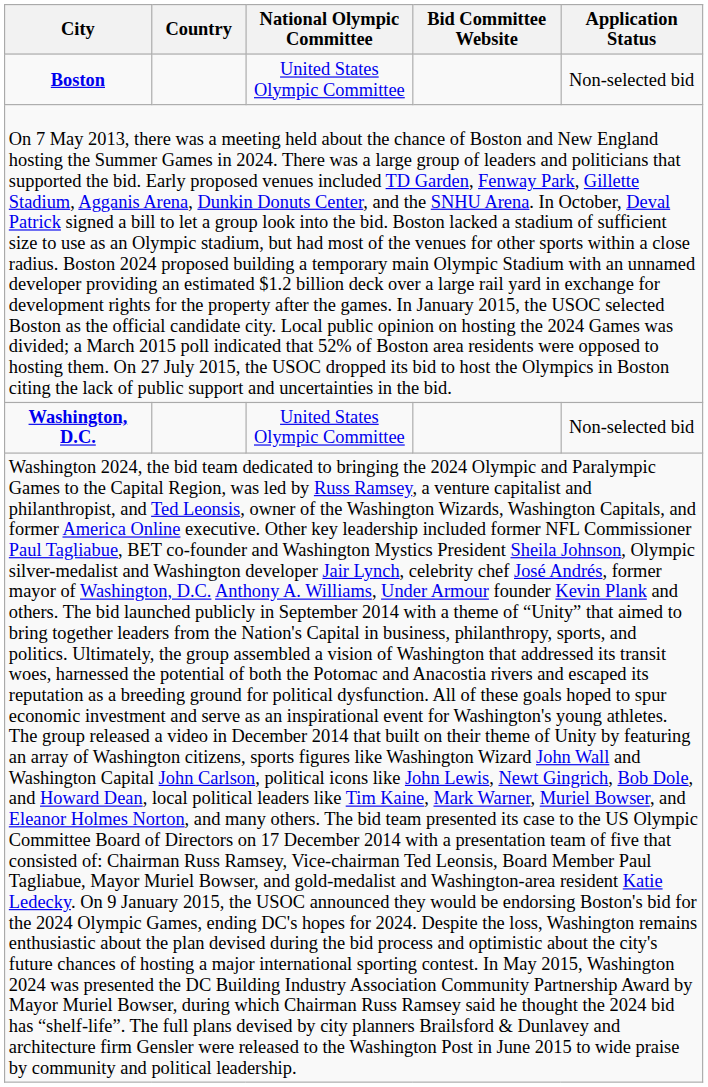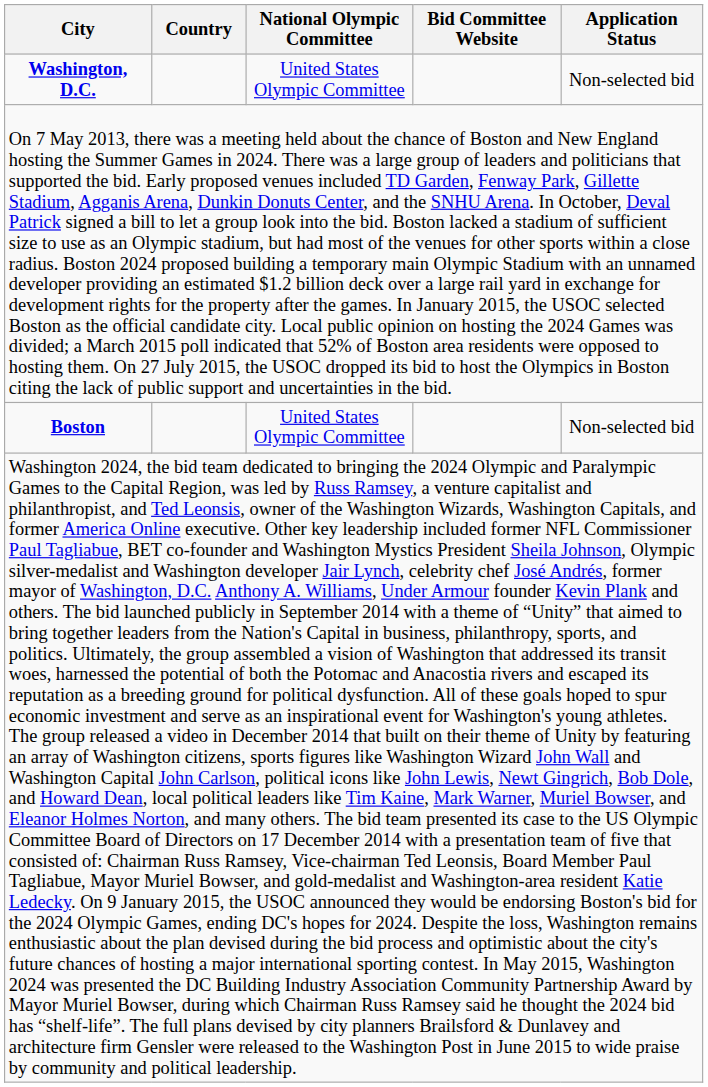rows swapped: (78, 79) <-> (78, 427)
